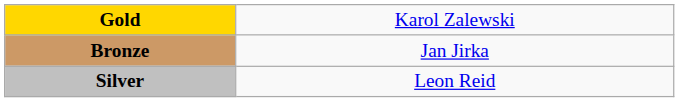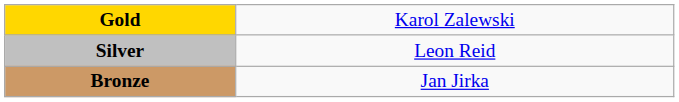rows swapped: (120, 81) <-> (120, 50)
